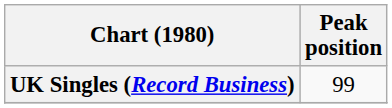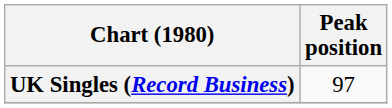(344, 84) 99 -> (344, 84) 97
